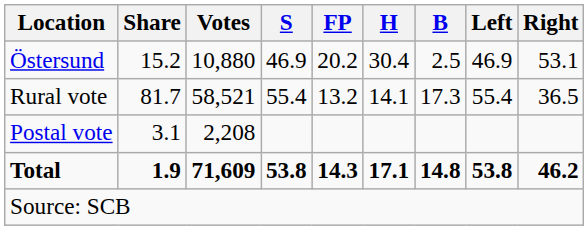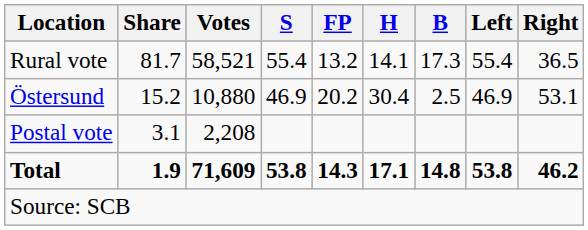rows swapped: (57, 59) <-> (59, 96)
